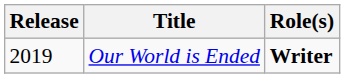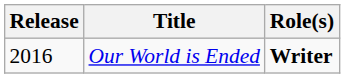(31, 55) 2019 -> (31, 55) 2016
